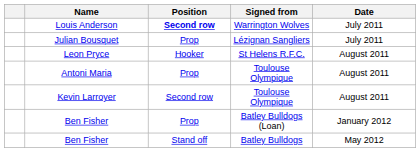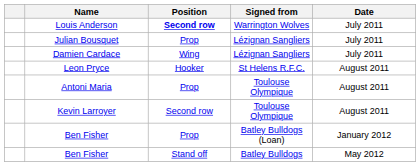+ row: (87, 53)
